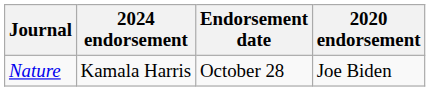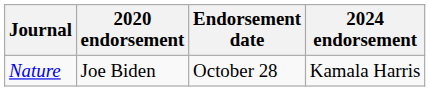columns swapped: (136, 30) <-> (369, 30)
